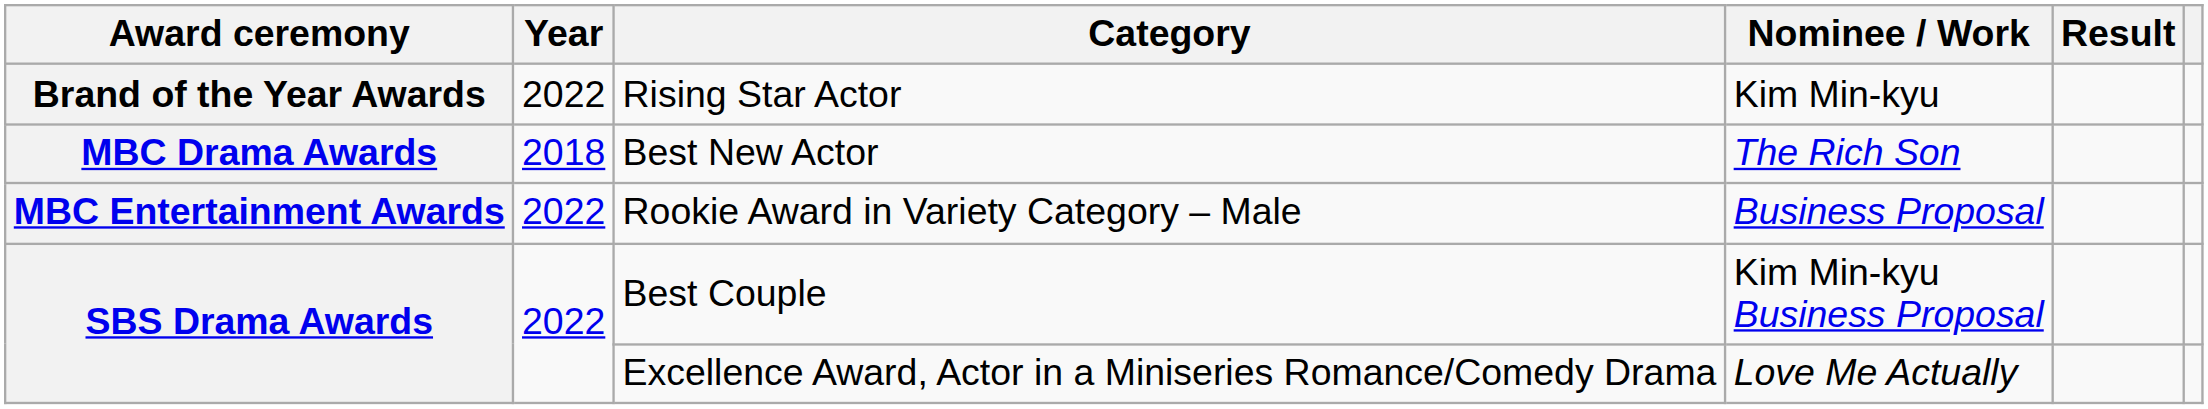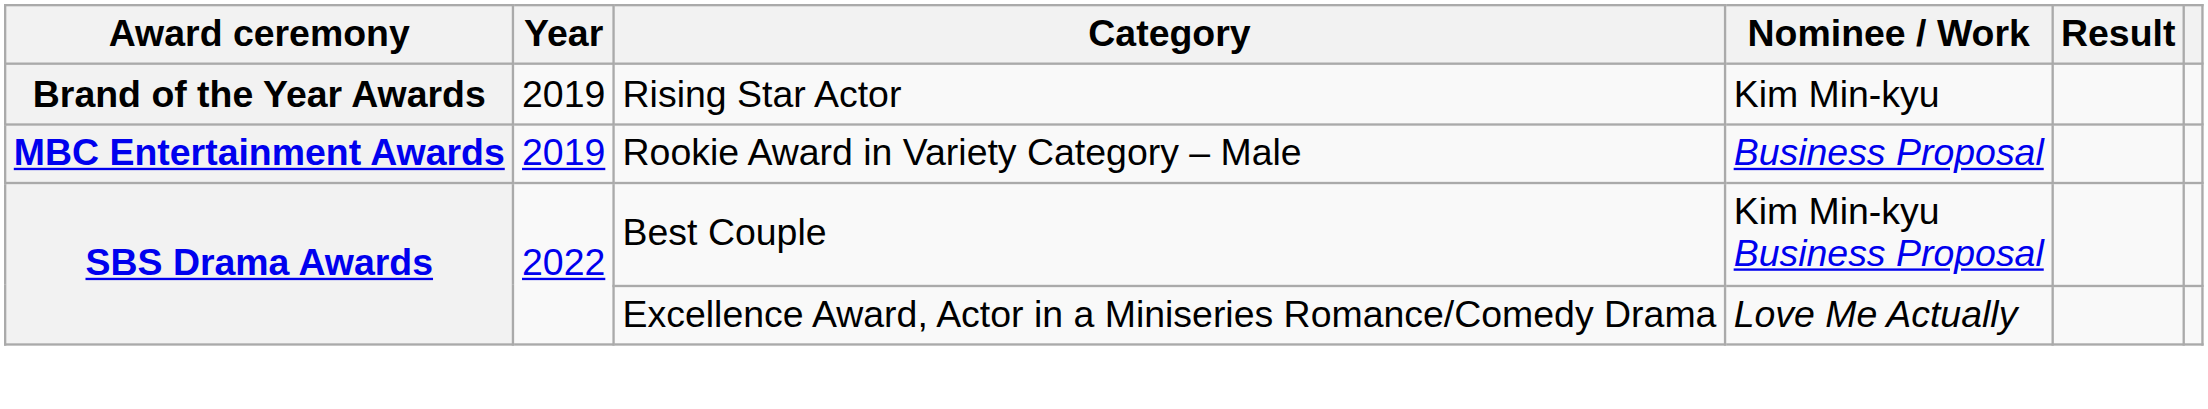(564, 93) 2022 -> (564, 93) 2019
- row: (751, 152)
(564, 212) 2022 -> (564, 152) 2019
